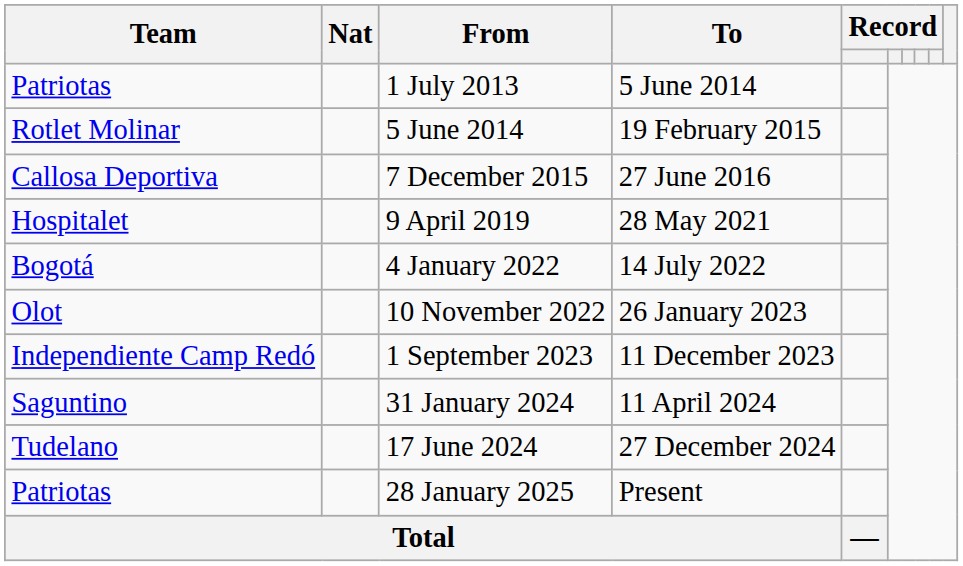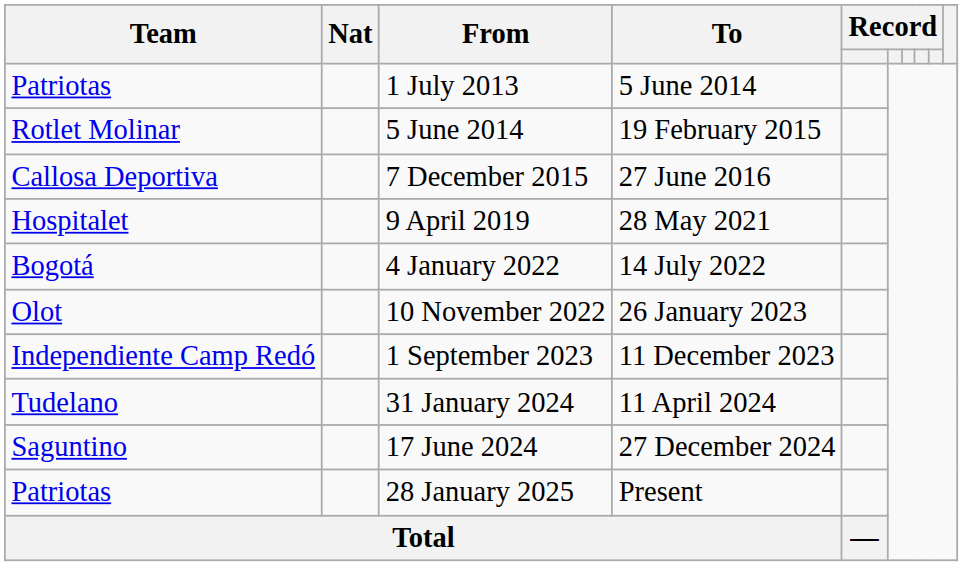(69, 401) Saguntino -> (65, 401) Tudelano
(65, 446) Tudelano -> (69, 446) Saguntino
